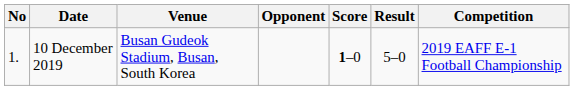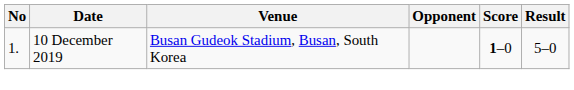- column: (494, 16)
